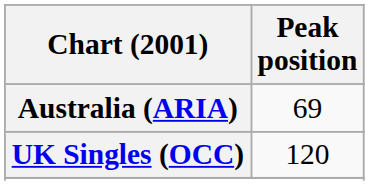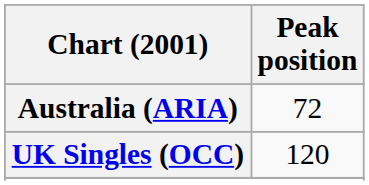(307, 107) 69 -> (307, 107) 72
